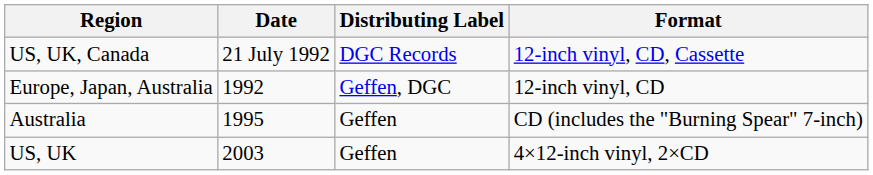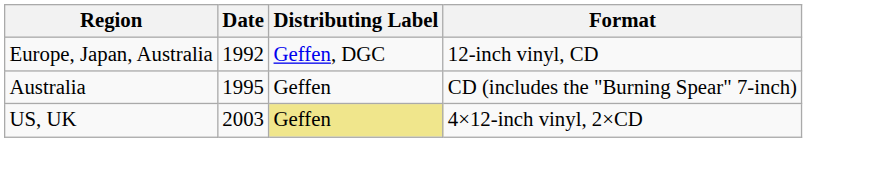- row: (79, 53)
(368, 152) no background -> (302, 119) khaki background
